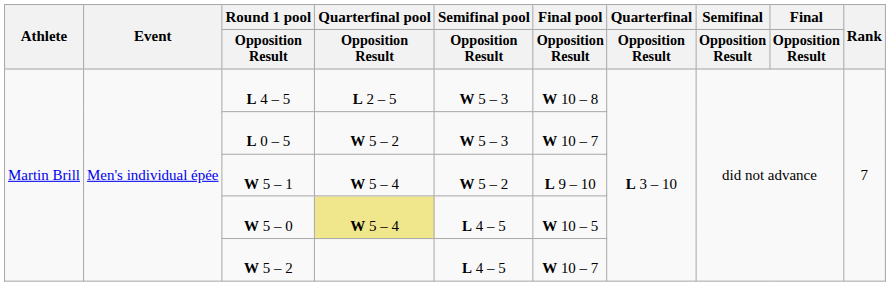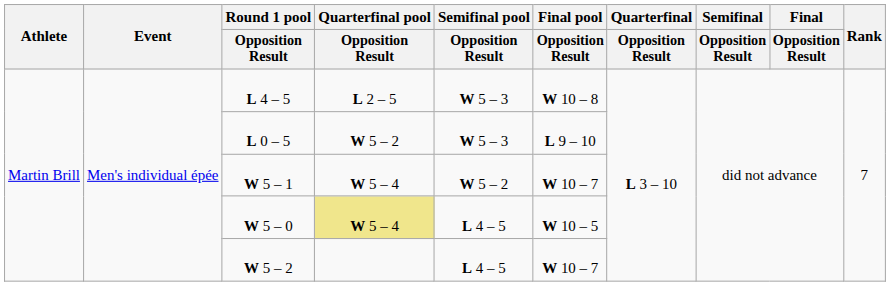(570, 142) W 10 – 7 -> (570, 142) L 9 – 10
(570, 184) L 9 – 10 -> (570, 184) W 10 – 7
